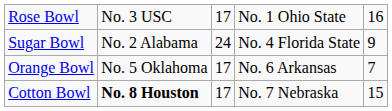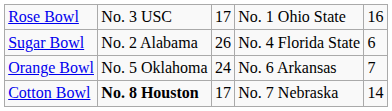(223, 42) 24 -> (223, 42) 26
(371, 42) 9 -> (371, 42) 6
(223, 67) 17 -> (223, 67) 24
(375, 93) 15 -> (375, 93) 14
